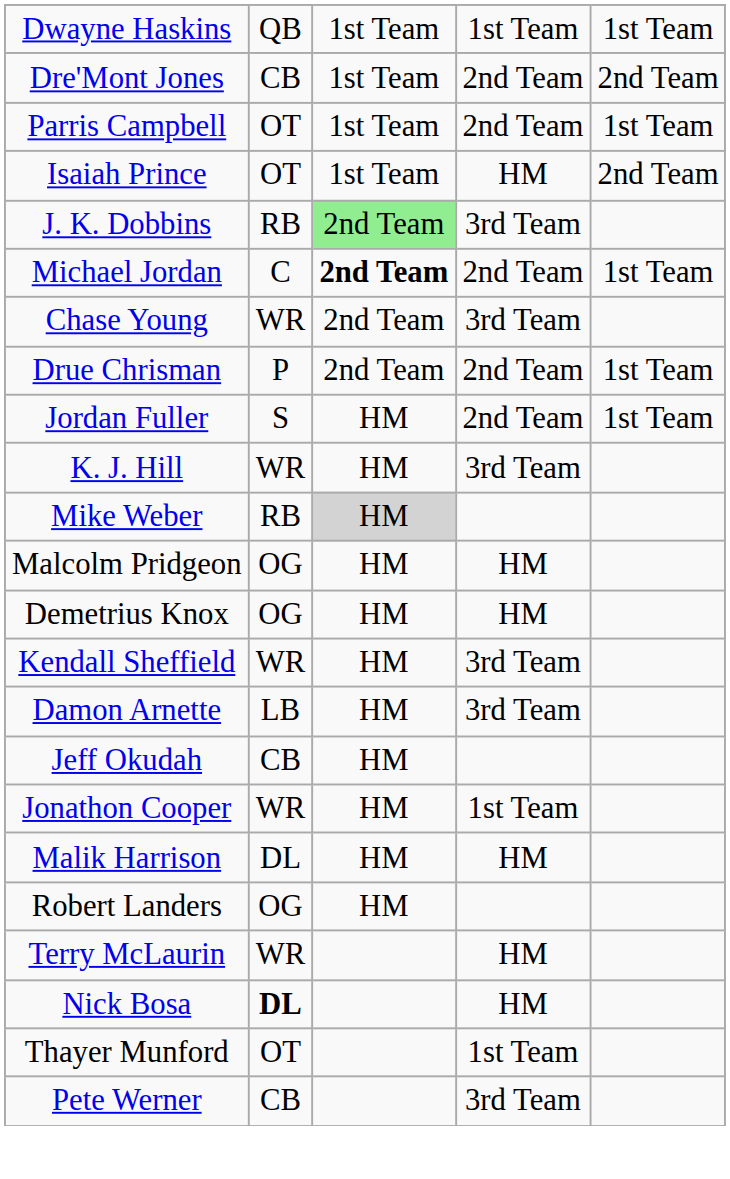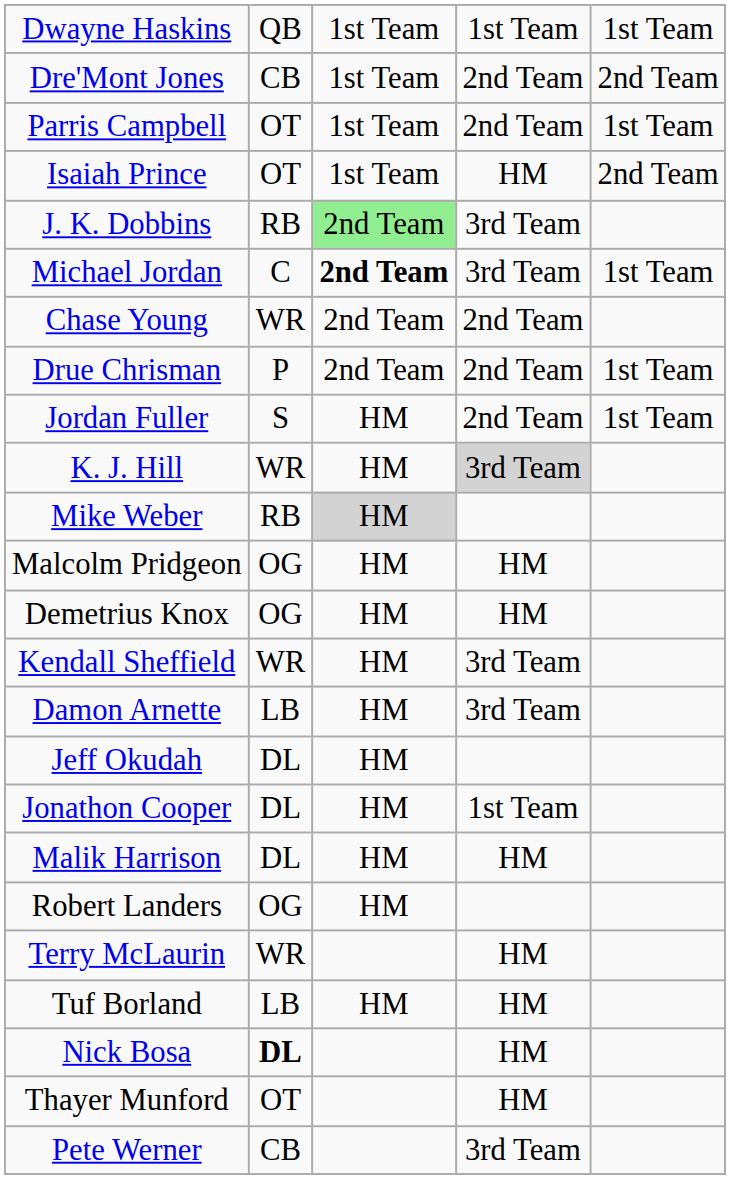(523, 272) 2nd Team -> (523, 272) 3rd Team
(523, 321) 3rd Team -> (523, 321) 2nd Team
(523, 467) no background -> (523, 467) lightgrey background
(280, 759) CB -> (280, 759) DL
(280, 808) WR -> (280, 808) DL
+ row: (127, 1003)
(523, 1051) 1st Team -> (523, 1100) HM
